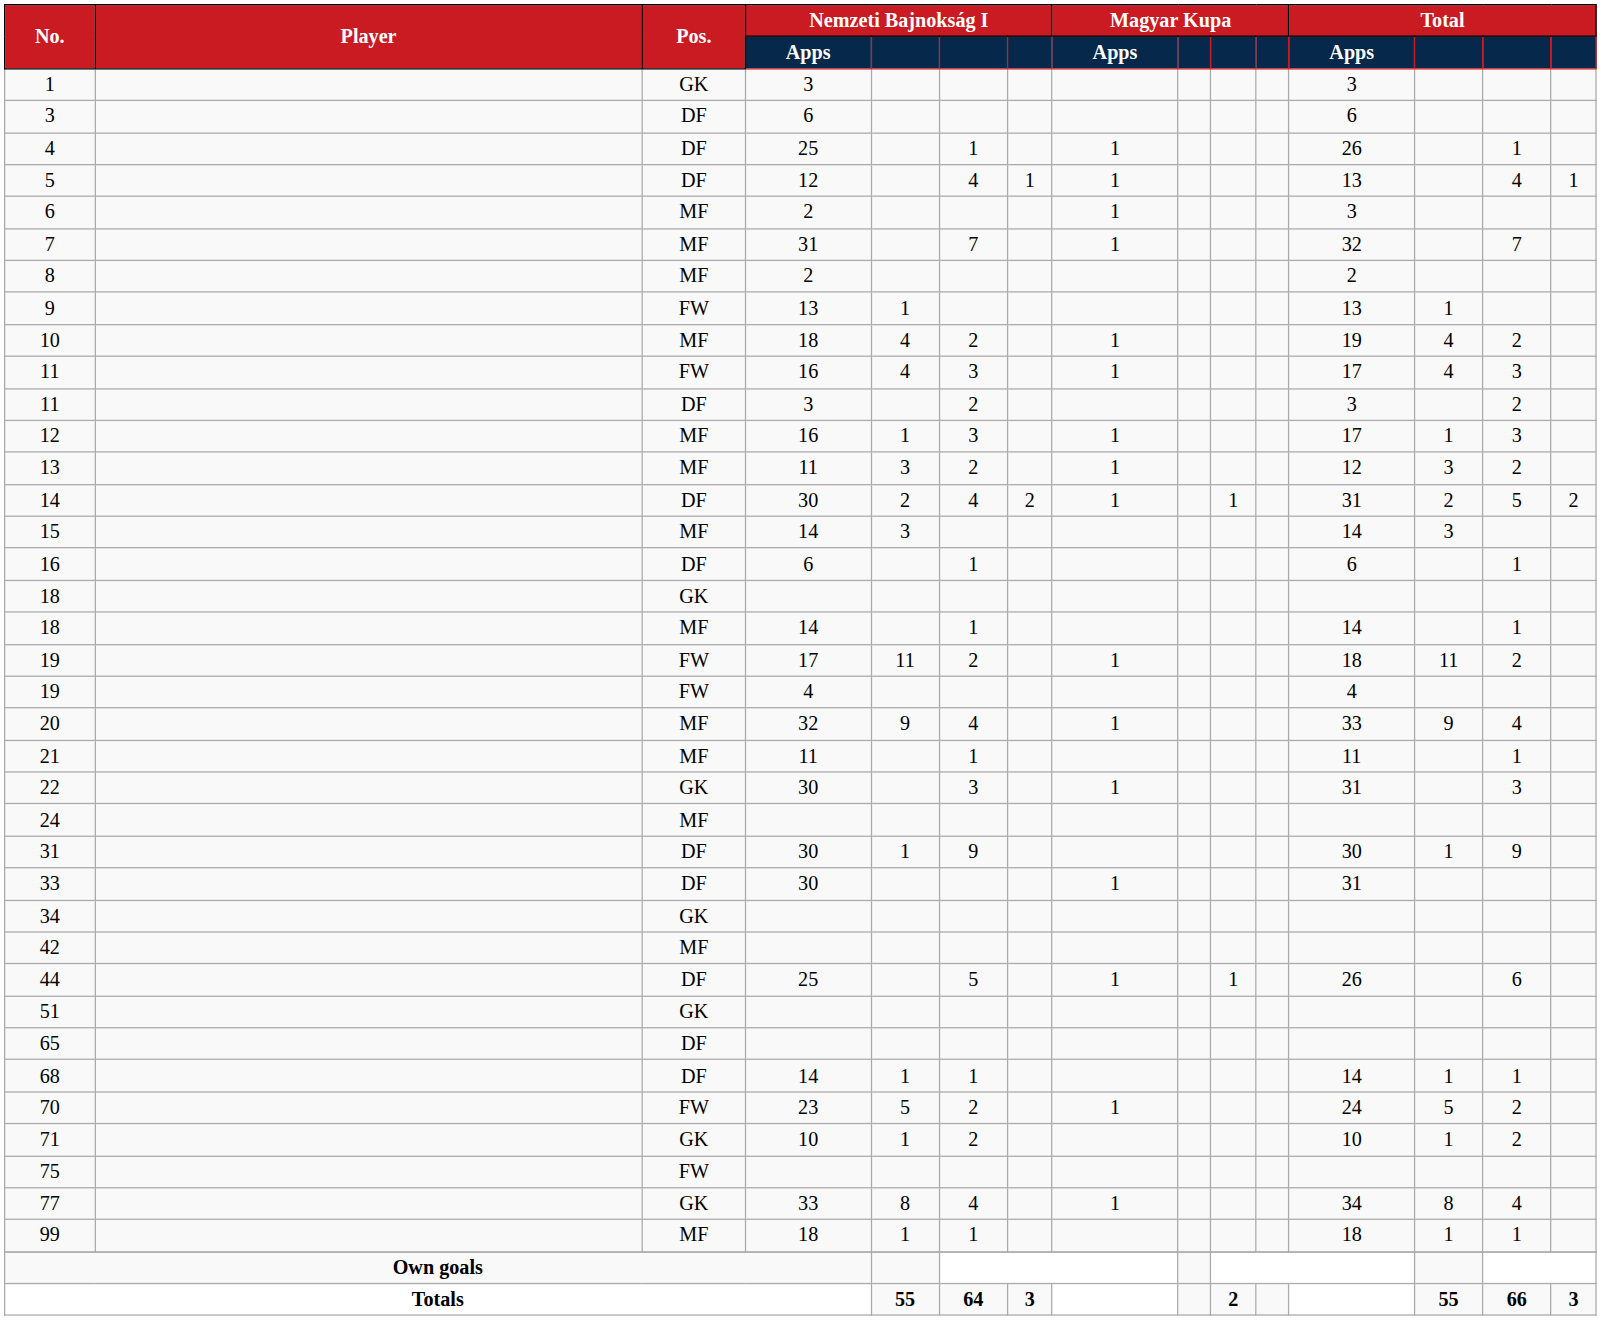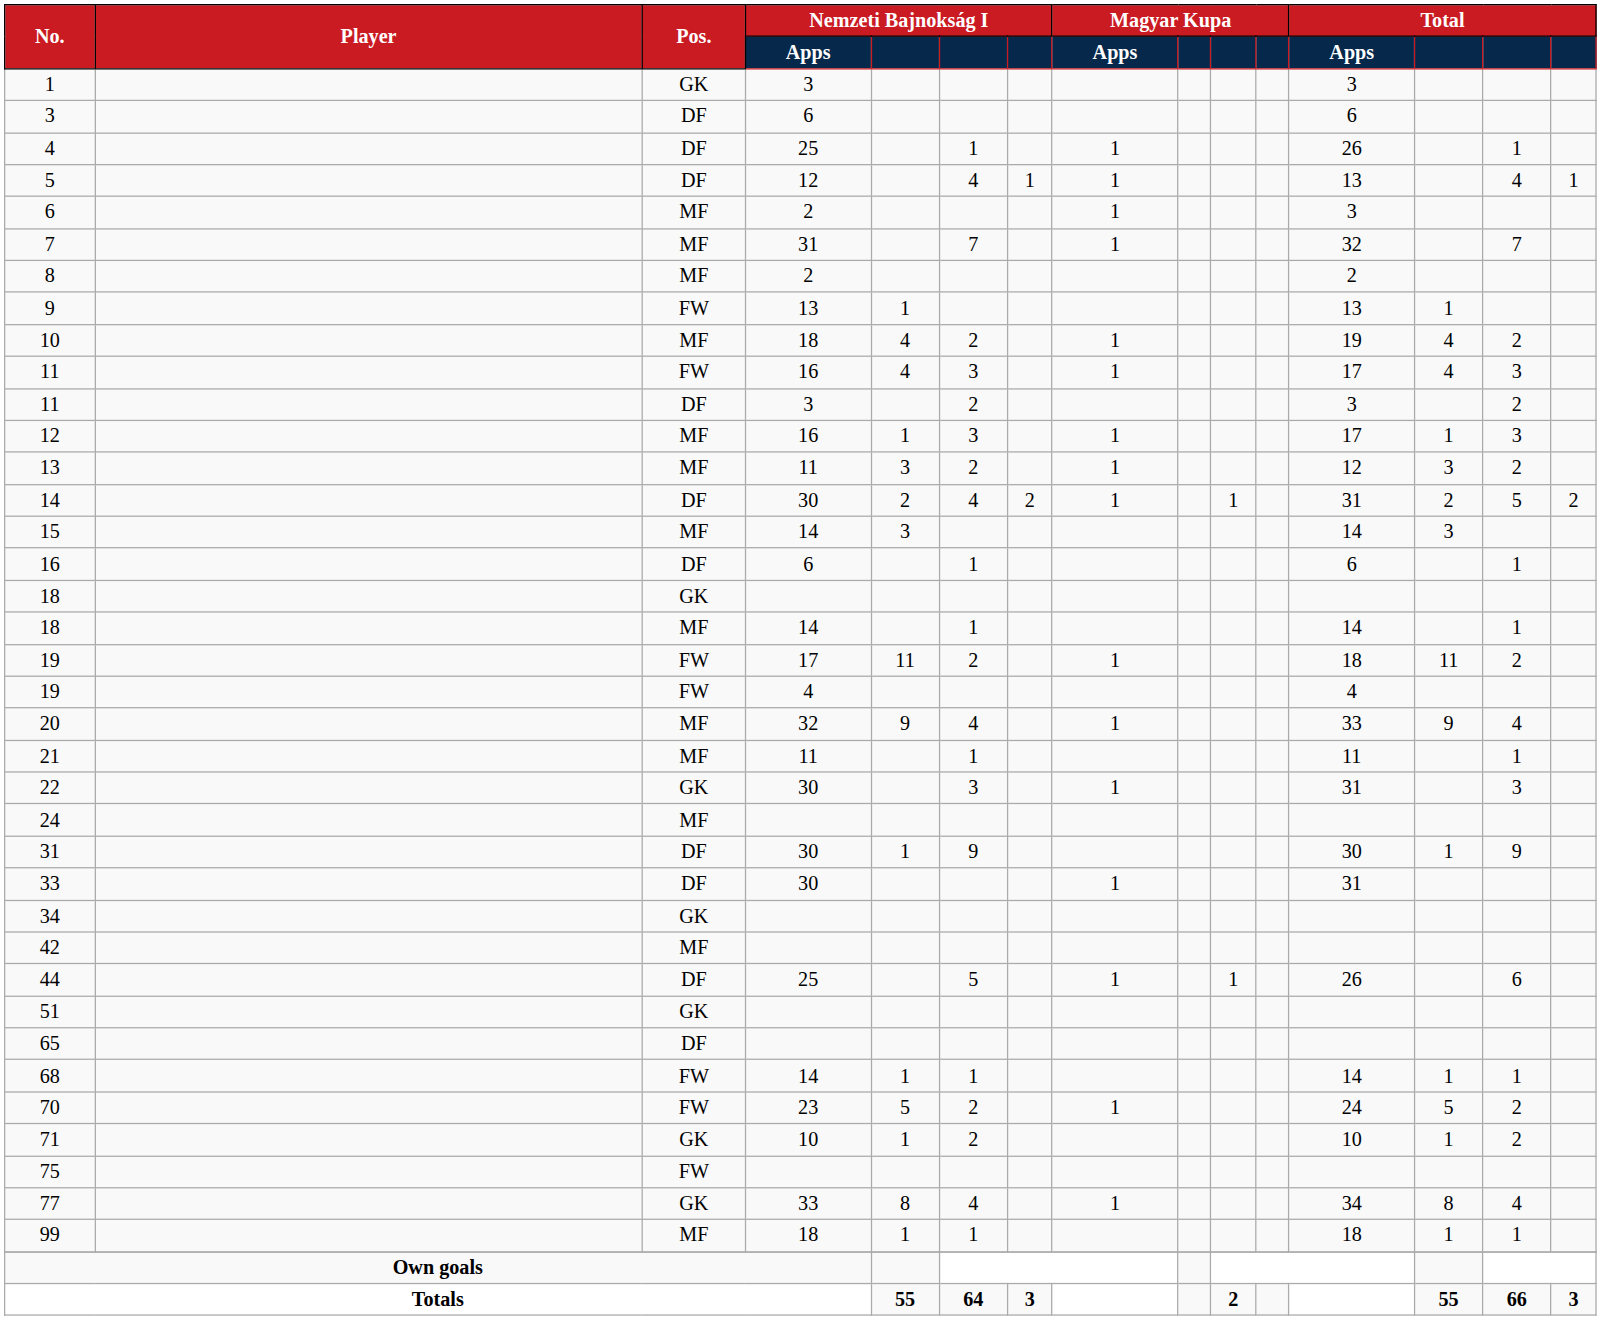(694, 1075) DF -> (694, 1075) FW
